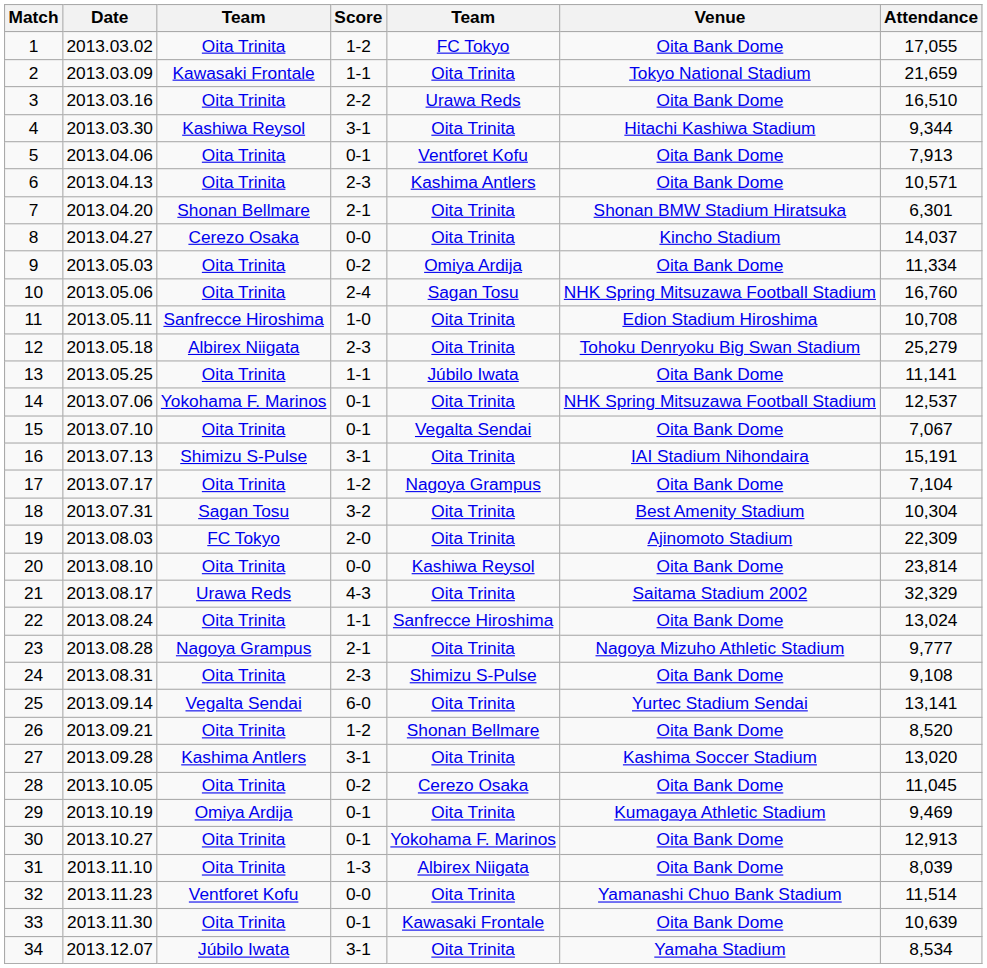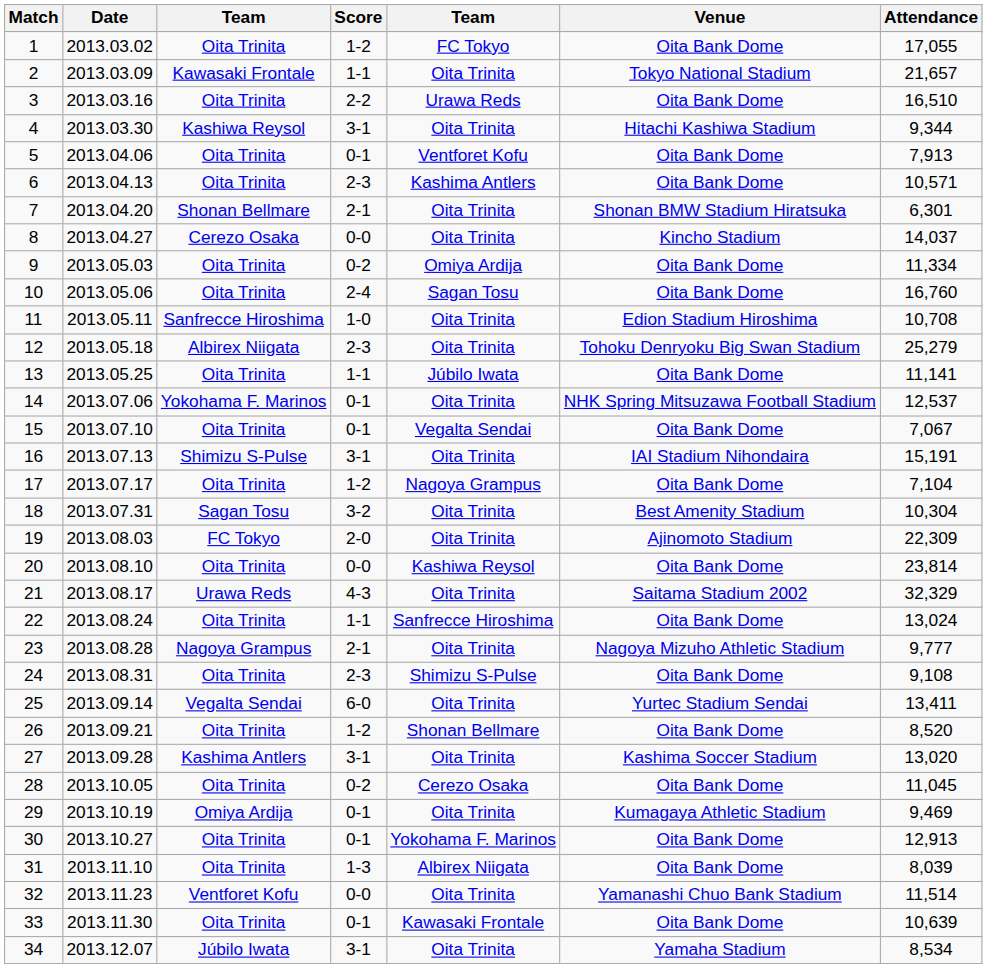(931, 73) 21,659 -> (931, 73) 21,657
(720, 292) NHK Spring Mitsuzawa Football Stadium -> (720, 292) Oita Bank Dome
(931, 703) 13,141 -> (931, 703) 13,411
